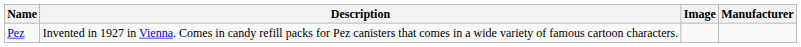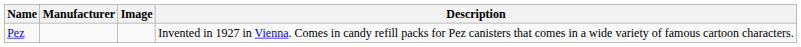columns swapped: (757, 14) <-> (360, 14)
